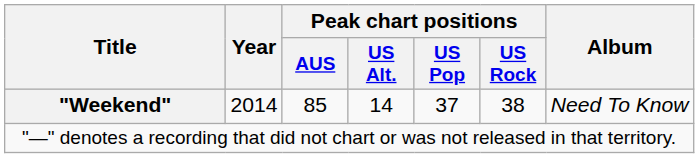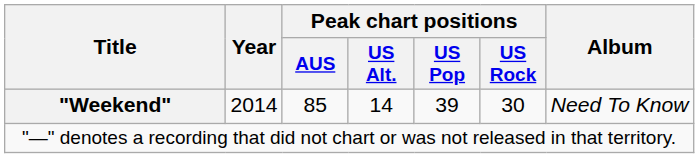(447, 105) 37 -> (447, 105) 39
(513, 105) 38 -> (513, 105) 30
